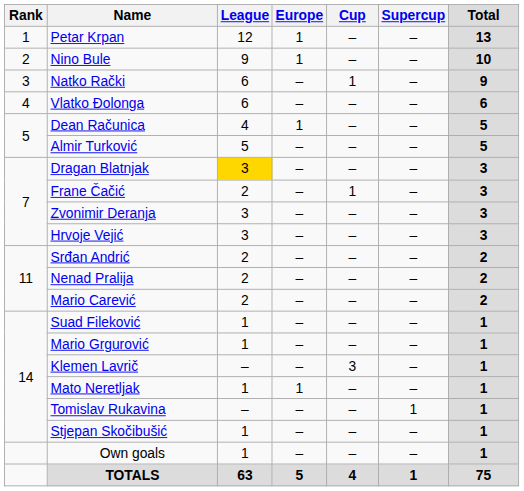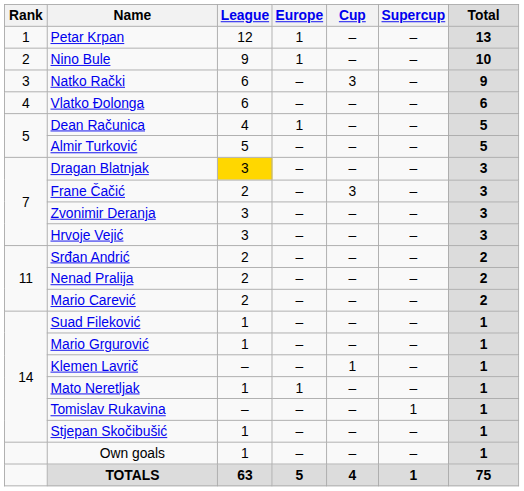(352, 81) 1 -> (352, 81) 3
(352, 191) 1 -> (352, 191) 3
(352, 366) 3 -> (352, 366) 1
